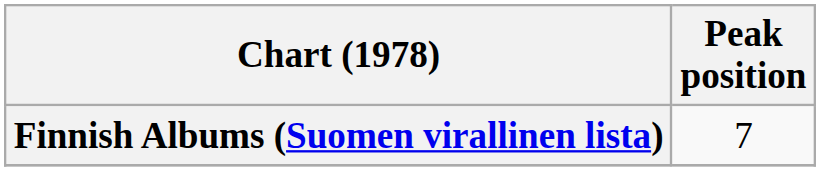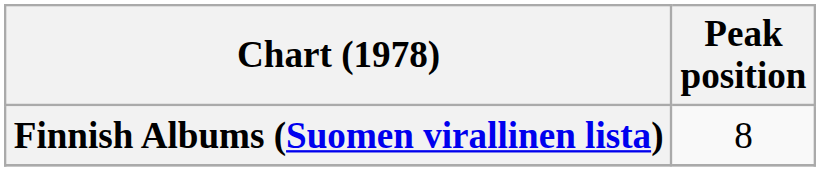(744, 134) 7 -> (744, 134) 8
